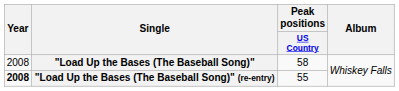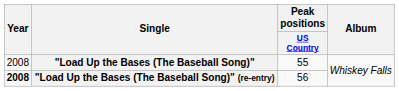(303, 62) 58 -> (303, 62) 55
(303, 78) 55 -> (303, 78) 56
